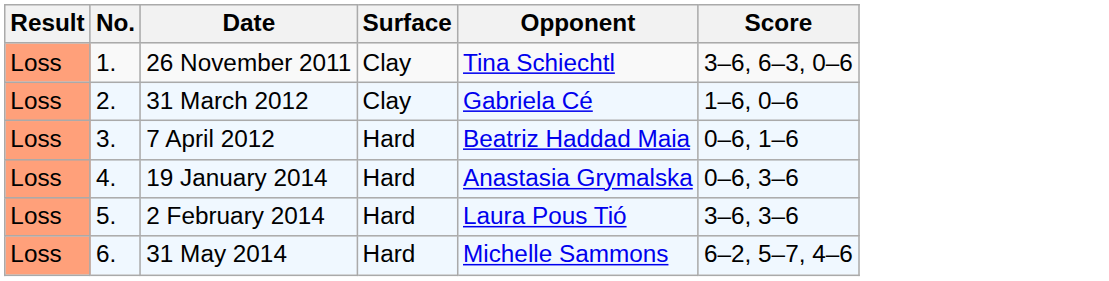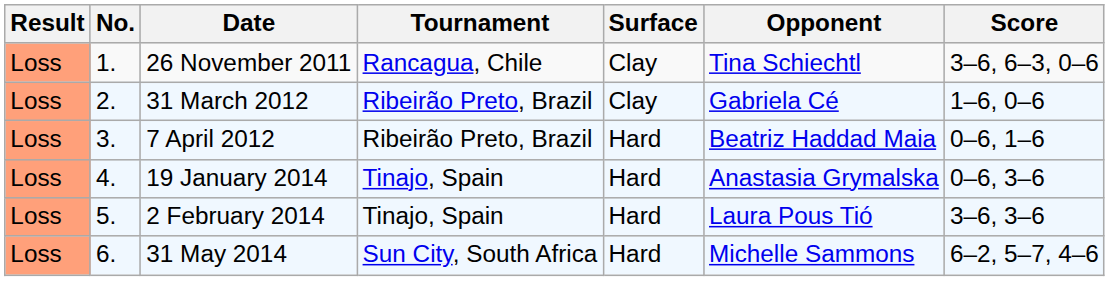+ column: (480, 23)
